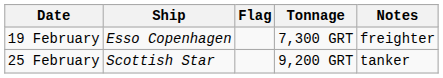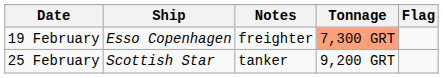columns swapped: (255, 16) <-> (397, 16)
(316, 39) no background -> (357, 39) lightsalmon background
